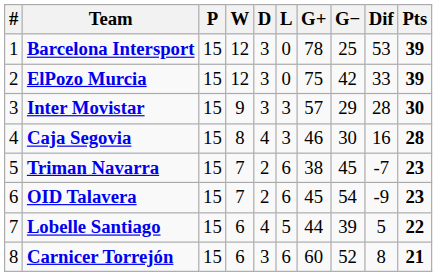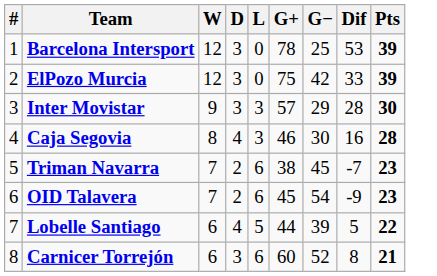- column: (212, 19)
